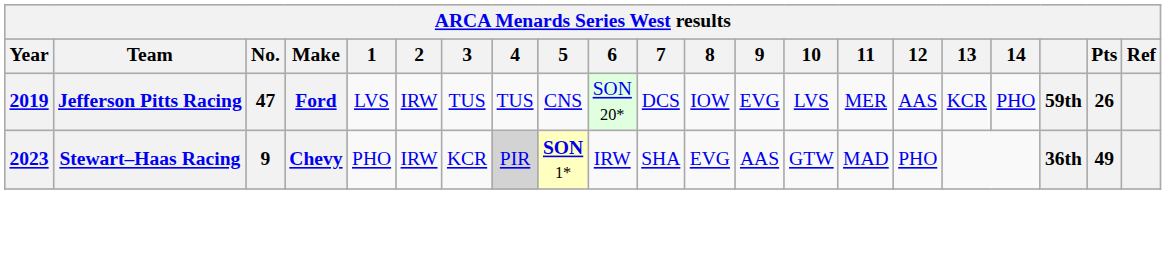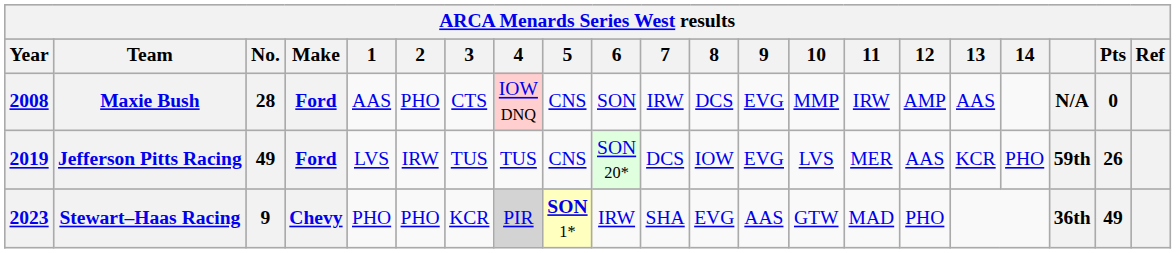+ row: (150, 101)
(265, 101) 47 -> (265, 159) 49
(419, 159) IRW -> (420, 218) PHO
